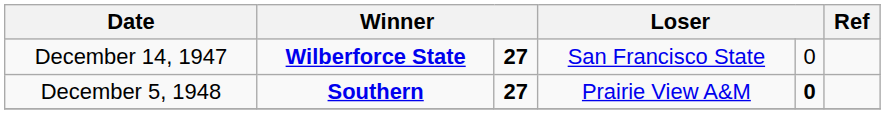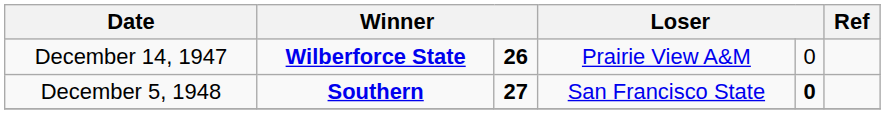(516, 56) 27 -> (516, 56) 26
(666, 56) San Francisco State -> (666, 56) Prairie View A&M
(666, 91) Prairie View A&M -> (666, 91) San Francisco State
